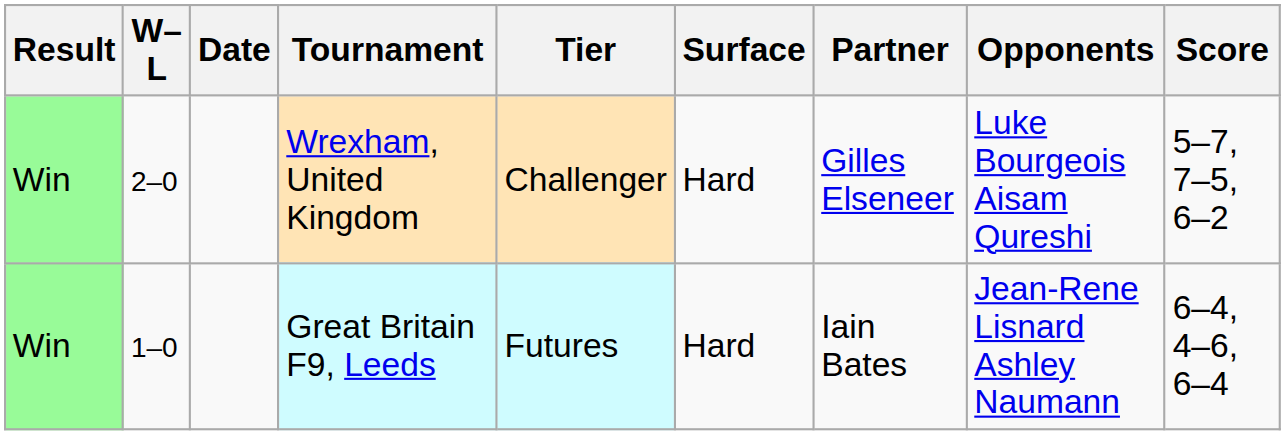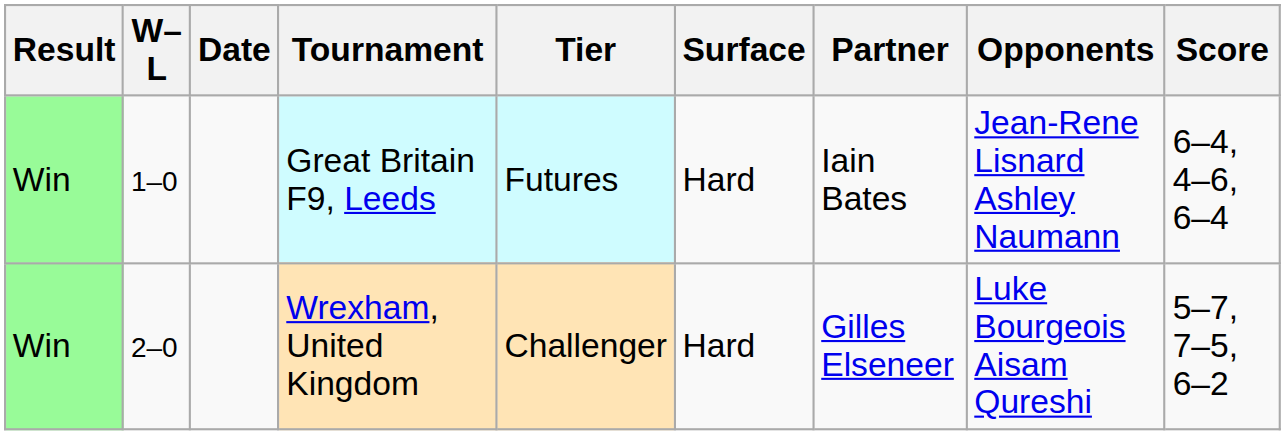rows swapped: (381, 345) <-> (363, 178)
